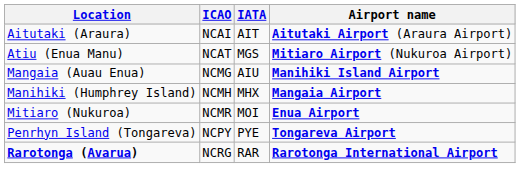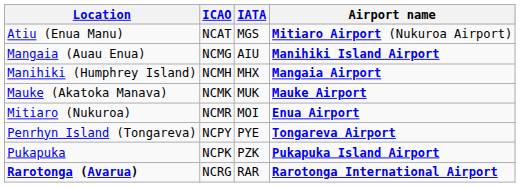- row: (69, 34)
+ row: (87, 93)
+ row: (36, 152)
